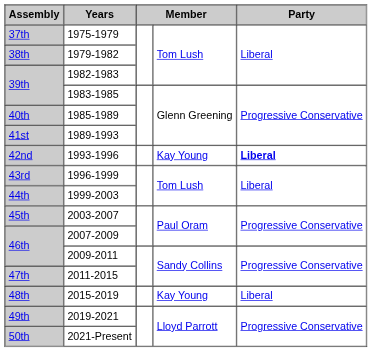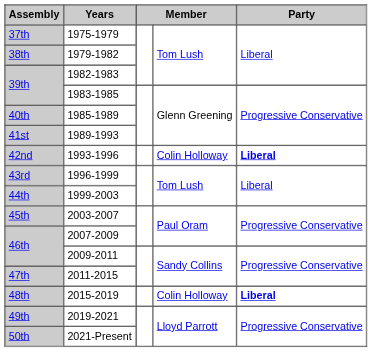(182, 155) Kay Young -> (192, 155) Colin Holloway
(182, 296) Kay Young -> (192, 296) Colin Holloway
(257, 296) normal -> (258, 296) bold
